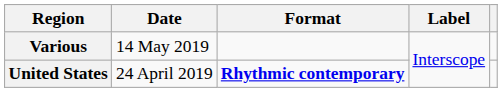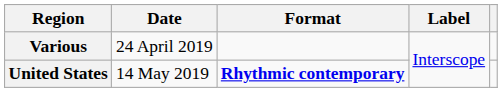(162, 45) 14 May 2019 -> (164, 45) 24 April 2019
(164, 73) 24 April 2019 -> (162, 73) 14 May 2019
